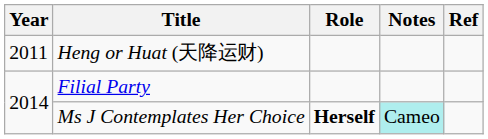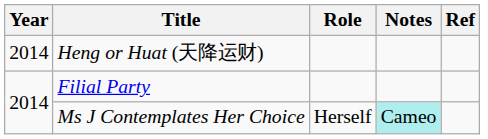(28, 53) 2011 -> (29, 53) 2014
(344, 117) bold -> (343, 117) normal
